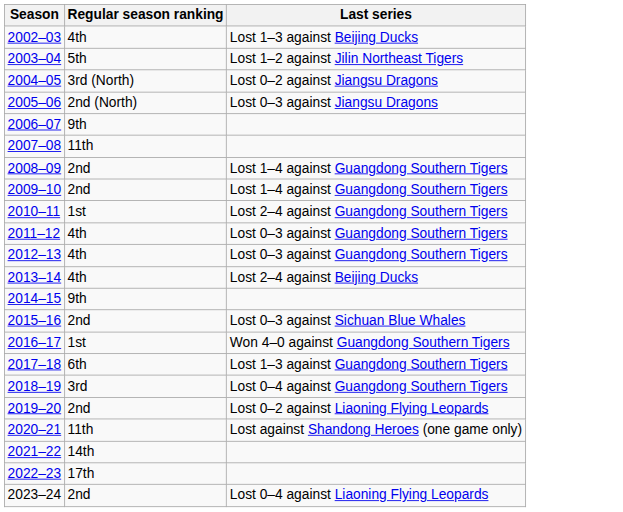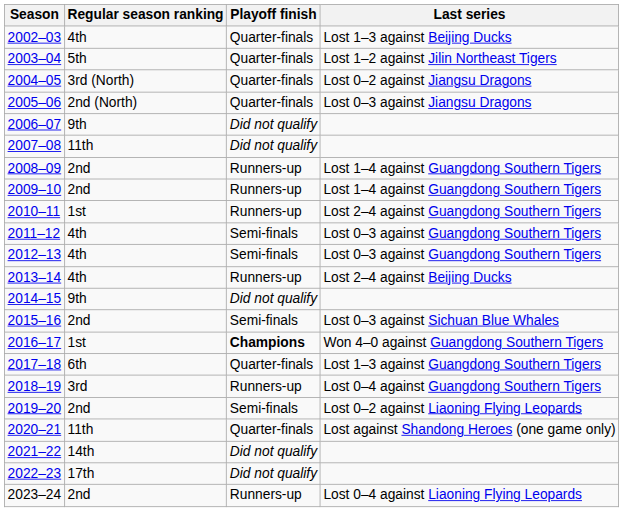+ column: (273, 15)
